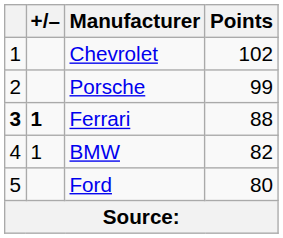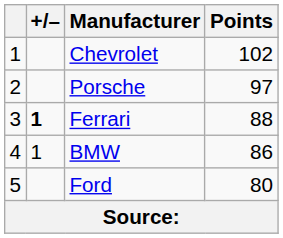(262, 87) 99 -> (262, 87) 97
(15, 119) bold -> (15, 119) normal
(262, 152) 82 -> (262, 152) 86
